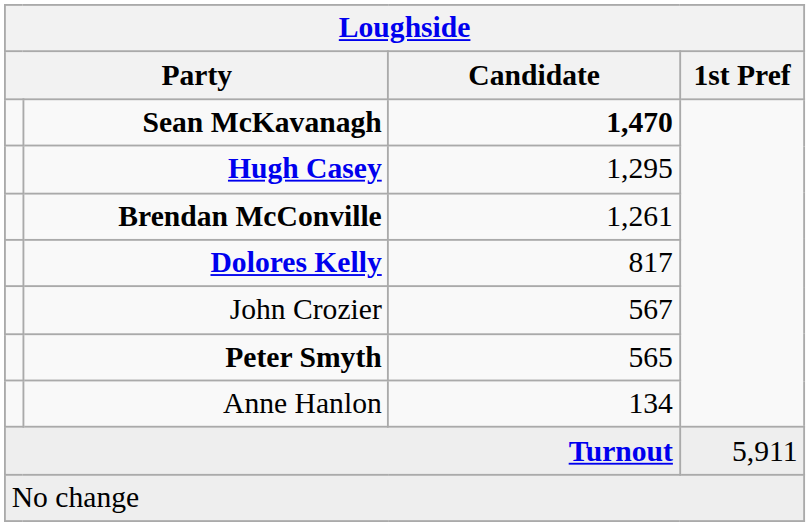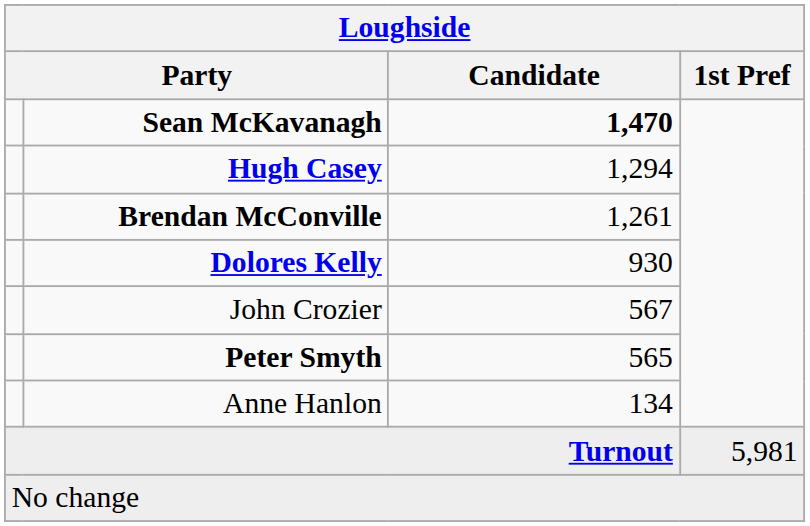(640, 168) 1,295 -> (640, 168) 1,294
(651, 262) 817 -> (651, 262) 930
(765, 450) 5,911 -> (764, 450) 5,981
